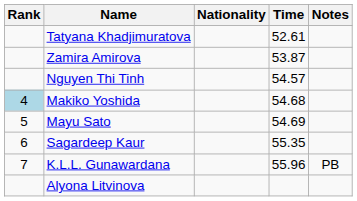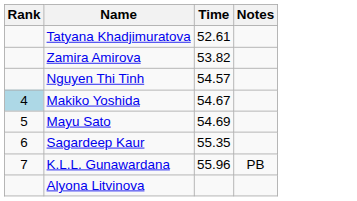- column: (231, 15)
(289, 57) 53.87 -> (214, 57) 53.82
(289, 100) 54.68 -> (214, 100) 54.67
